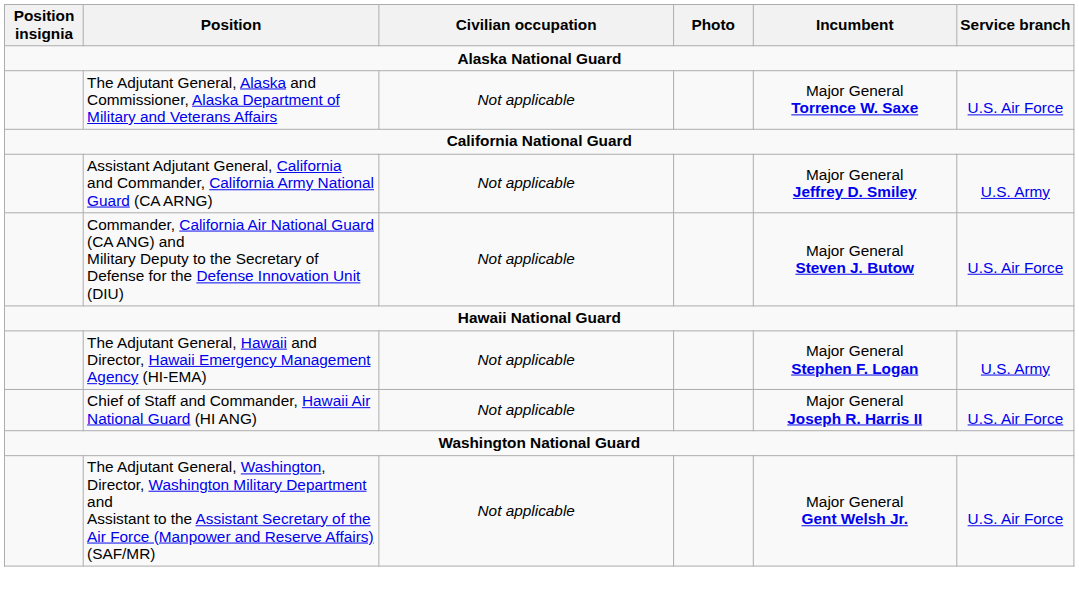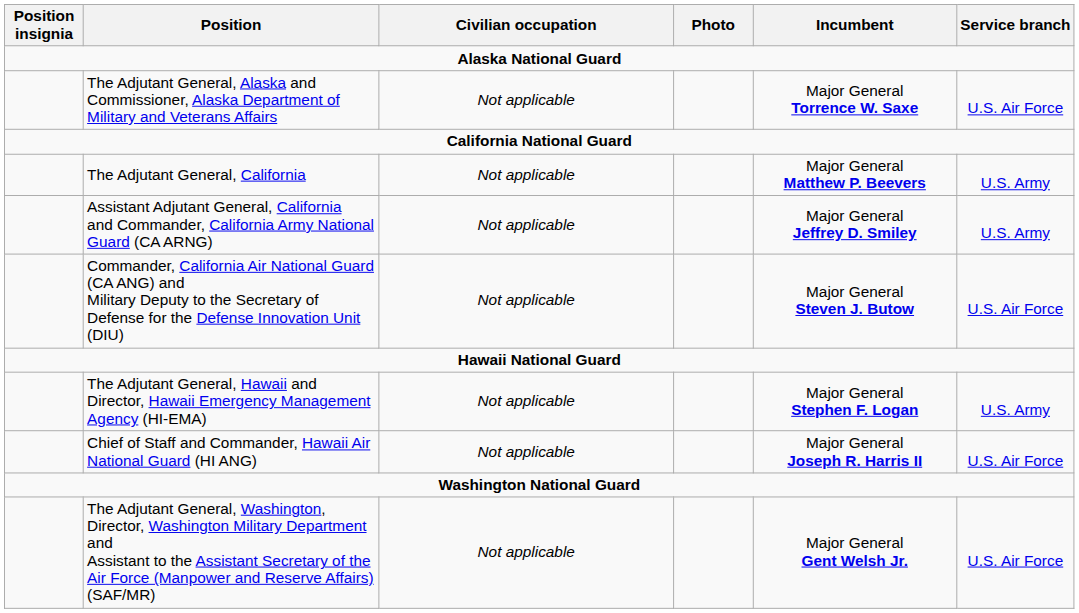+ row: (196, 174)
